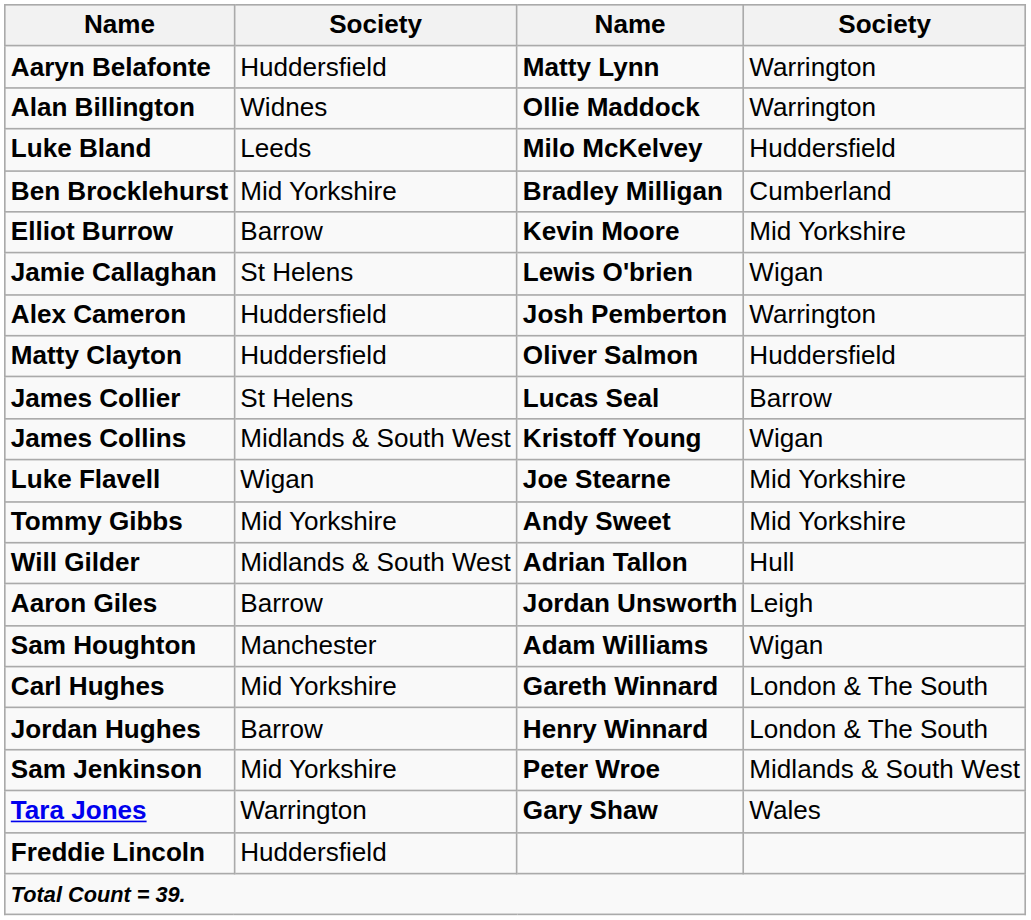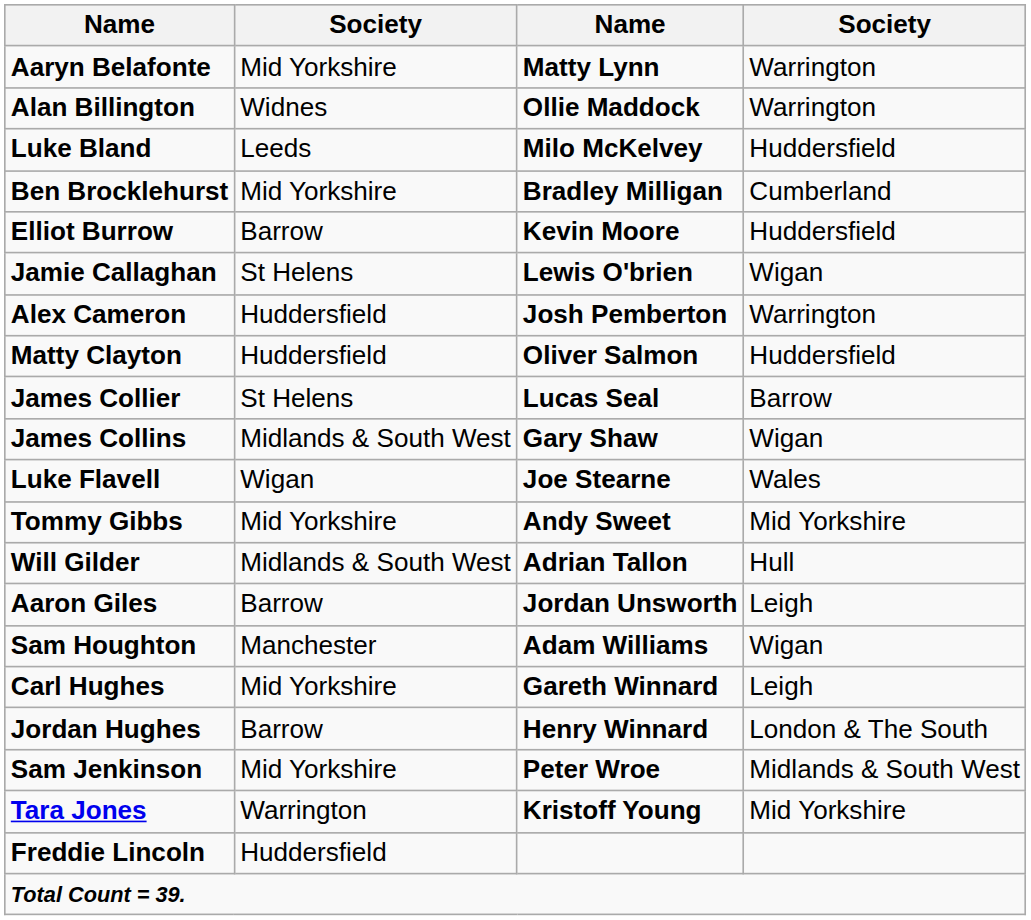(313, 66) Huddersfield -> (319, 66) Mid Yorkshire
(828, 231) Mid Yorkshire -> (823, 231) Huddersfield
(612, 438) Kristoff Young -> (590, 438) Gary Shaw
(828, 480) Mid Yorkshire -> (785, 480) Wales
(869, 686) London & The South -> (781, 686) Leigh
(590, 811) Gary Shaw -> (612, 811) Kristoff Young
(785, 811) Wales -> (828, 811) Mid Yorkshire
